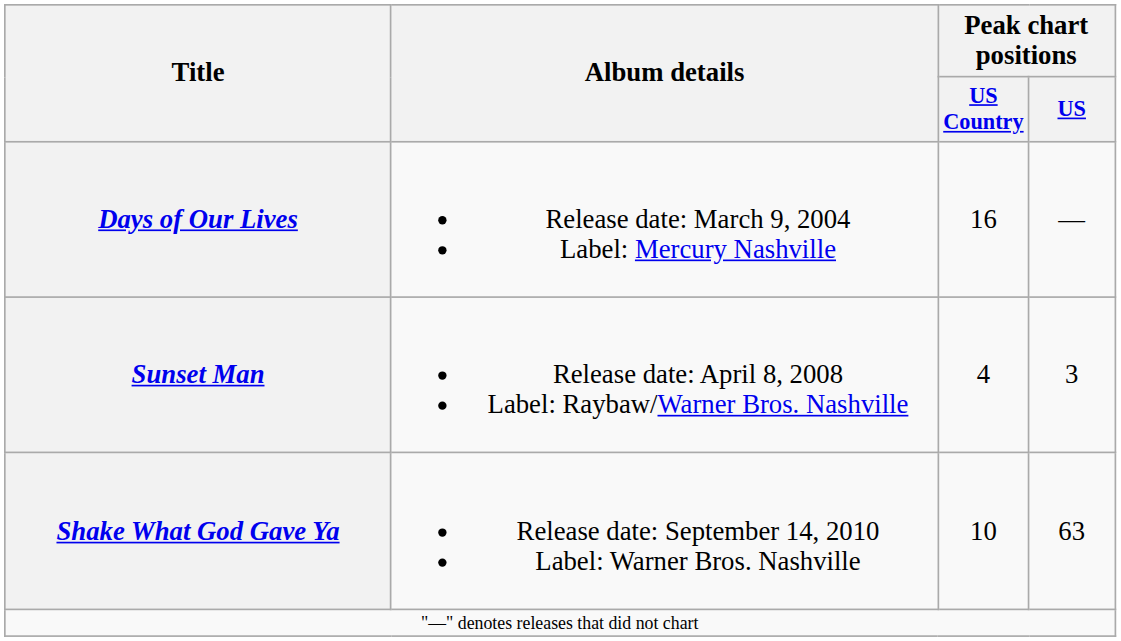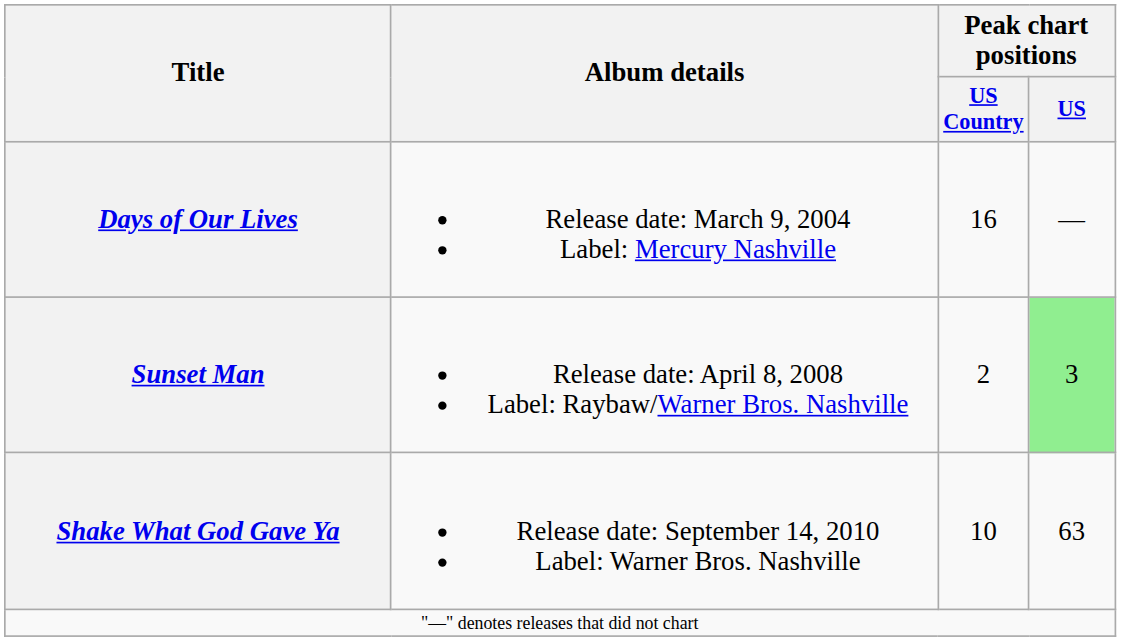(983, 374) 4 -> (983, 374) 2
(1072, 374) no background -> (1072, 374) lightgreen background
